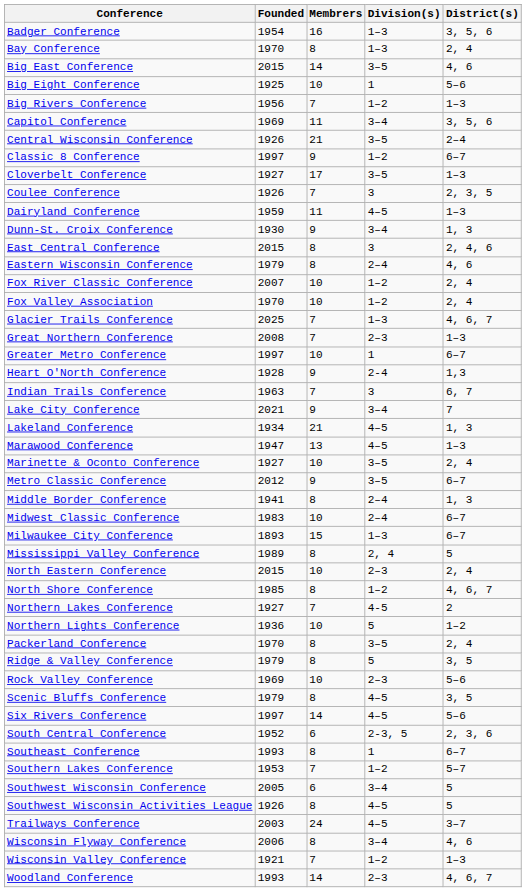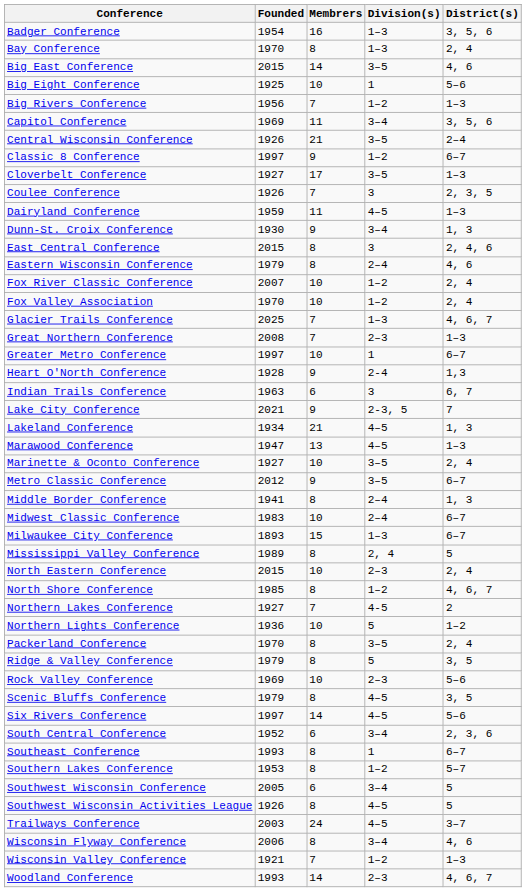(313, 392) 7 -> (313, 392) 6
(378, 410) 3–4 -> (388, 410) 2-3, 5
(388, 734) 2-3, 5 -> (378, 734) 3–4
(313, 770) 7 -> (313, 770) 8
